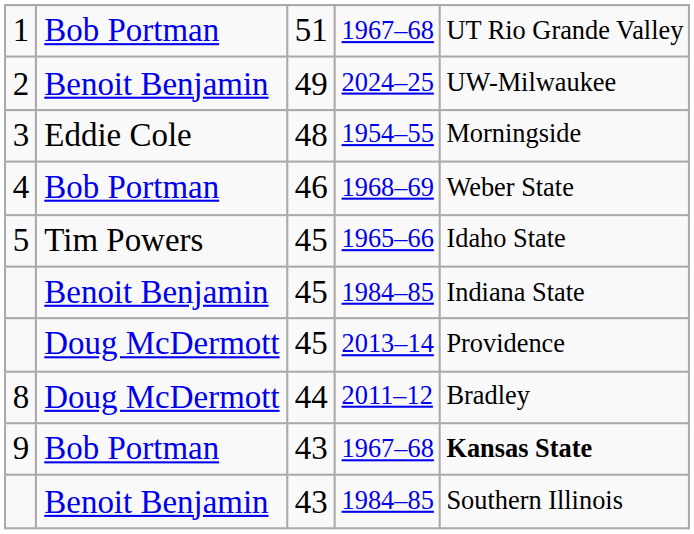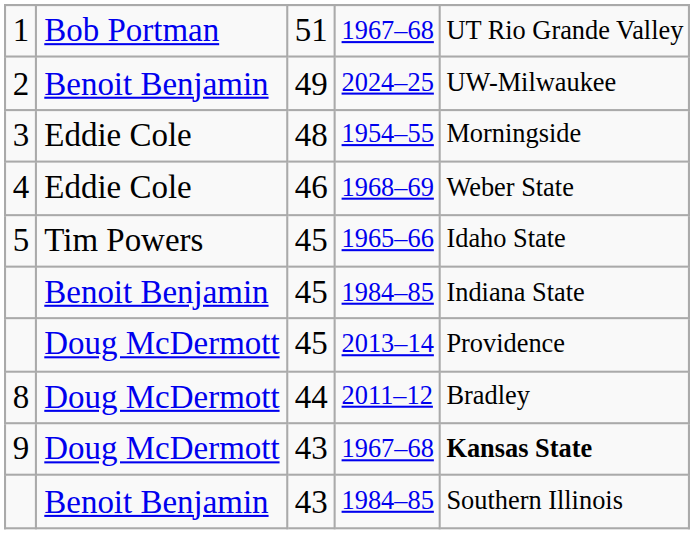(132, 187) Bob Portman -> (118, 187) Eddie Cole
(132, 448) Bob Portman -> (162, 448) Doug McDermott
